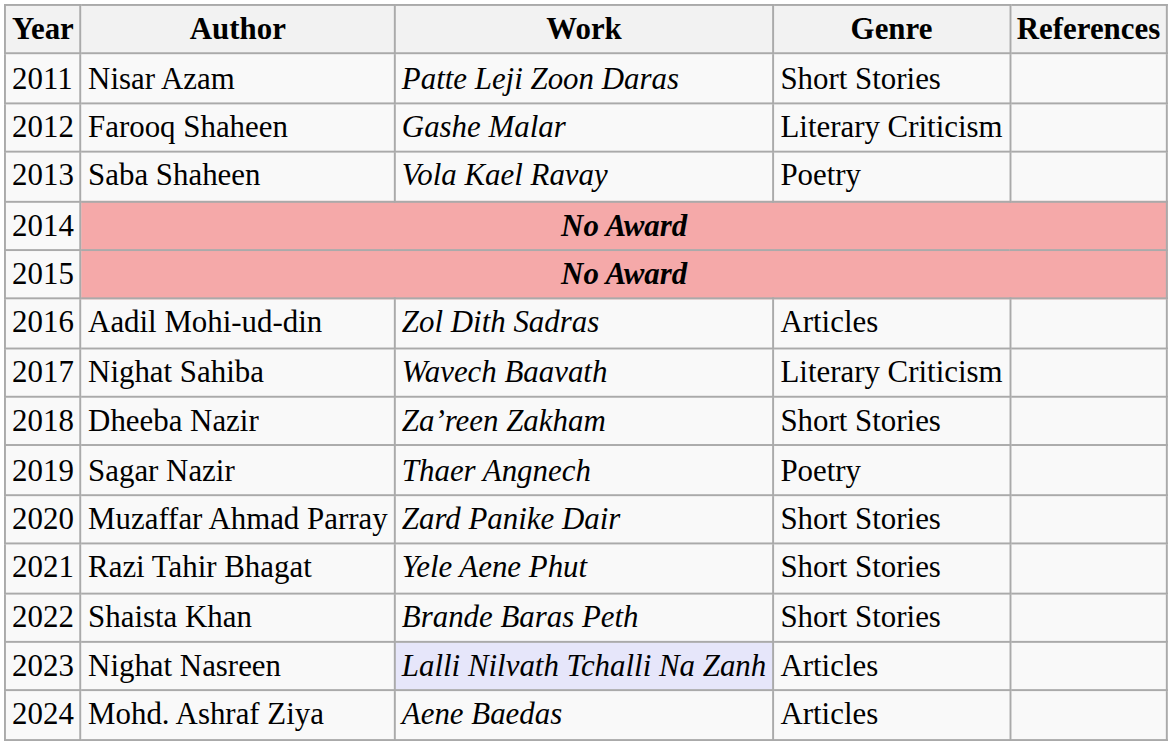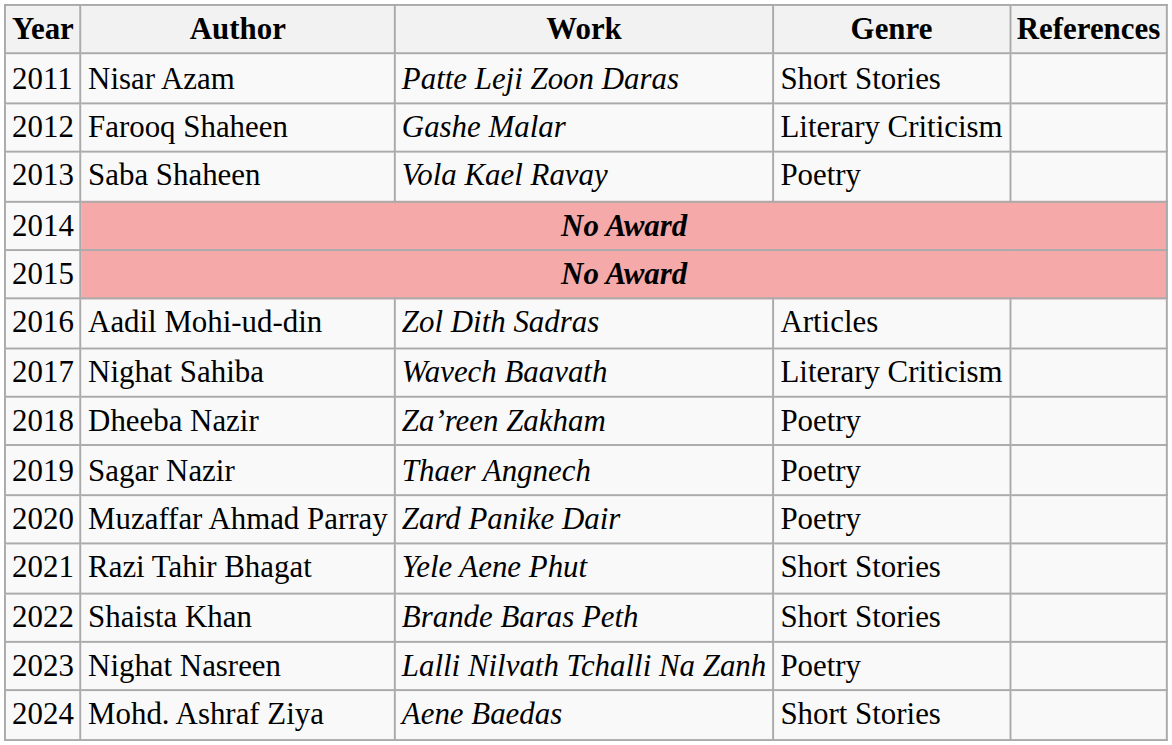(861, 420) Short Stories -> (821, 420) Poetry
(861, 518) Short Stories -> (821, 518) Poetry
(584, 665) lavender background -> (584, 665) no background
(829, 665) Articles -> (821, 665) Poetry
(829, 714) Articles -> (861, 714) Short Stories
